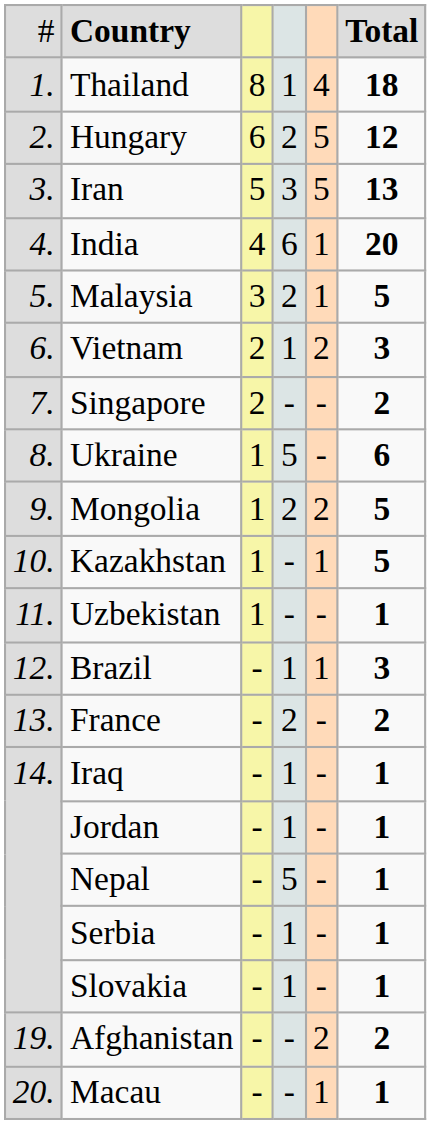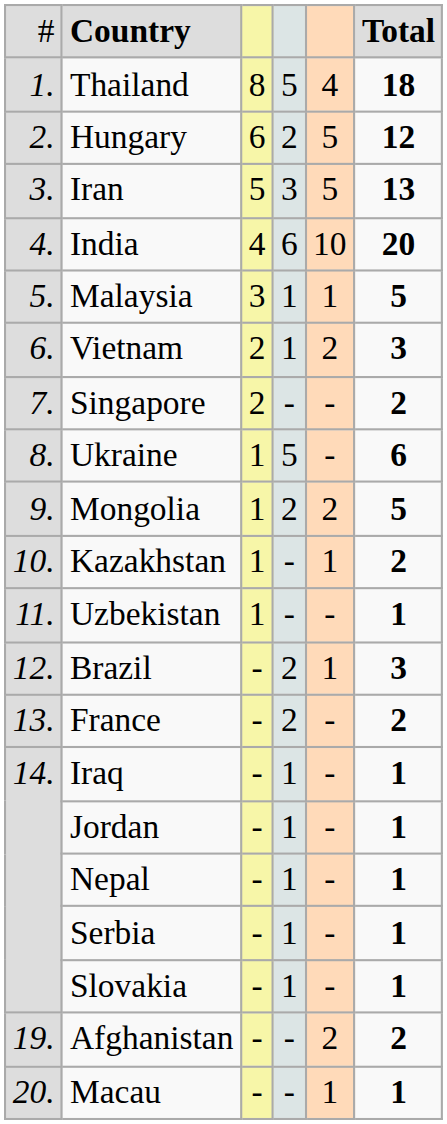(289, 84) 1 -> (289, 84) 5
(321, 243) 1 -> (330, 243) 10
(289, 296) 2 -> (289, 296) 1
(382, 561) 5 -> (398, 561) 2
(289, 667) 1 -> (289, 667) 2
(289, 879) 5 -> (289, 879) 1
